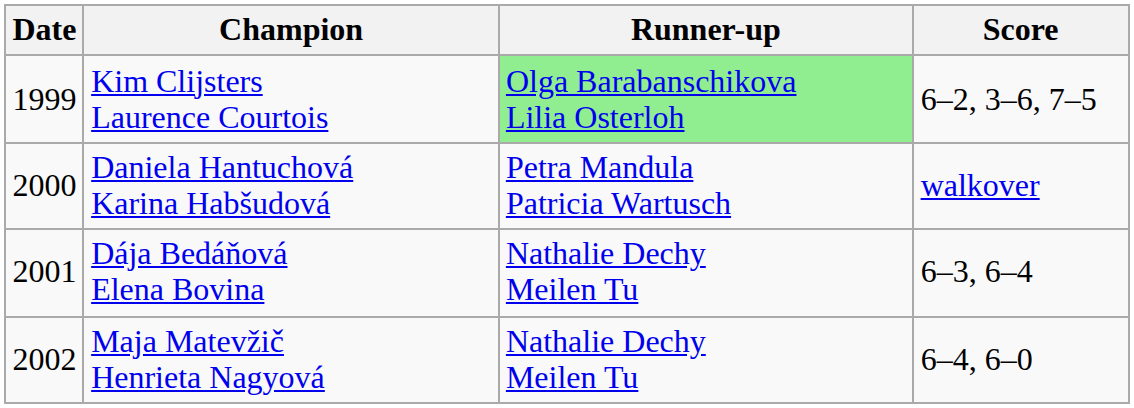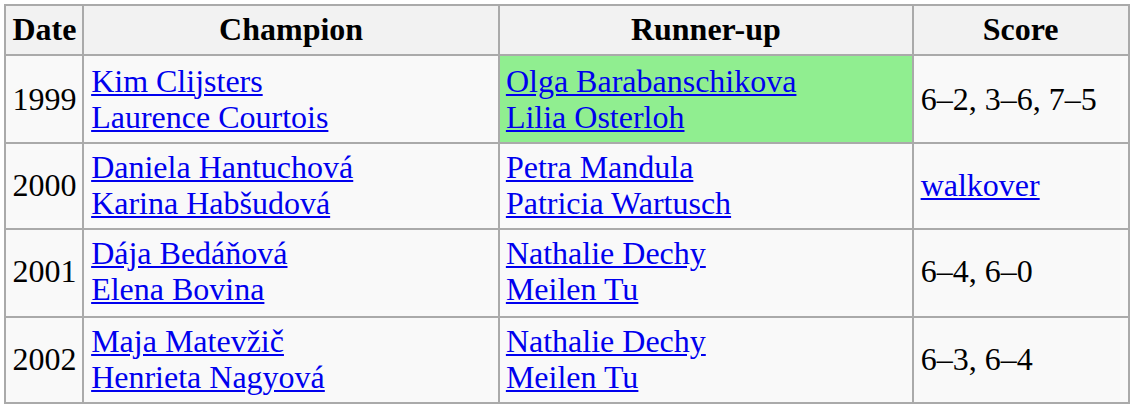(977, 272) 6–3, 6–4 -> (977, 272) 6–4, 6–0
(977, 358) 6–4, 6–0 -> (977, 358) 6–3, 6–4
